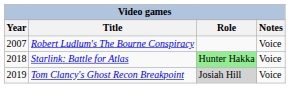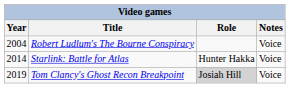(17, 43) 2007 -> (17, 43) 2004
(17, 59) 2018 -> (17, 59) 2014
(227, 59) lightgreen background -> (227, 59) no background
